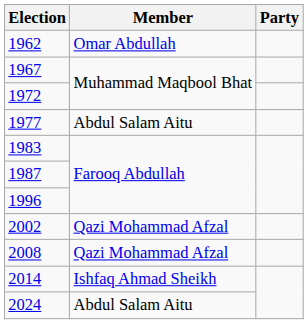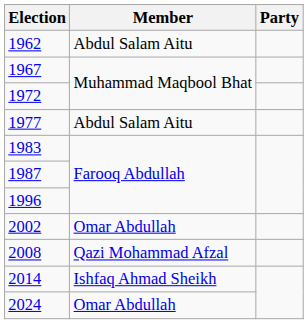(125, 43) Omar Abdullah -> (133, 43) Abdul Salam Aitu
(151, 226) Qazi Mohammad Afzal -> (125, 226) Omar Abdullah
(133, 305) Abdul Salam Aitu -> (125, 305) Omar Abdullah
